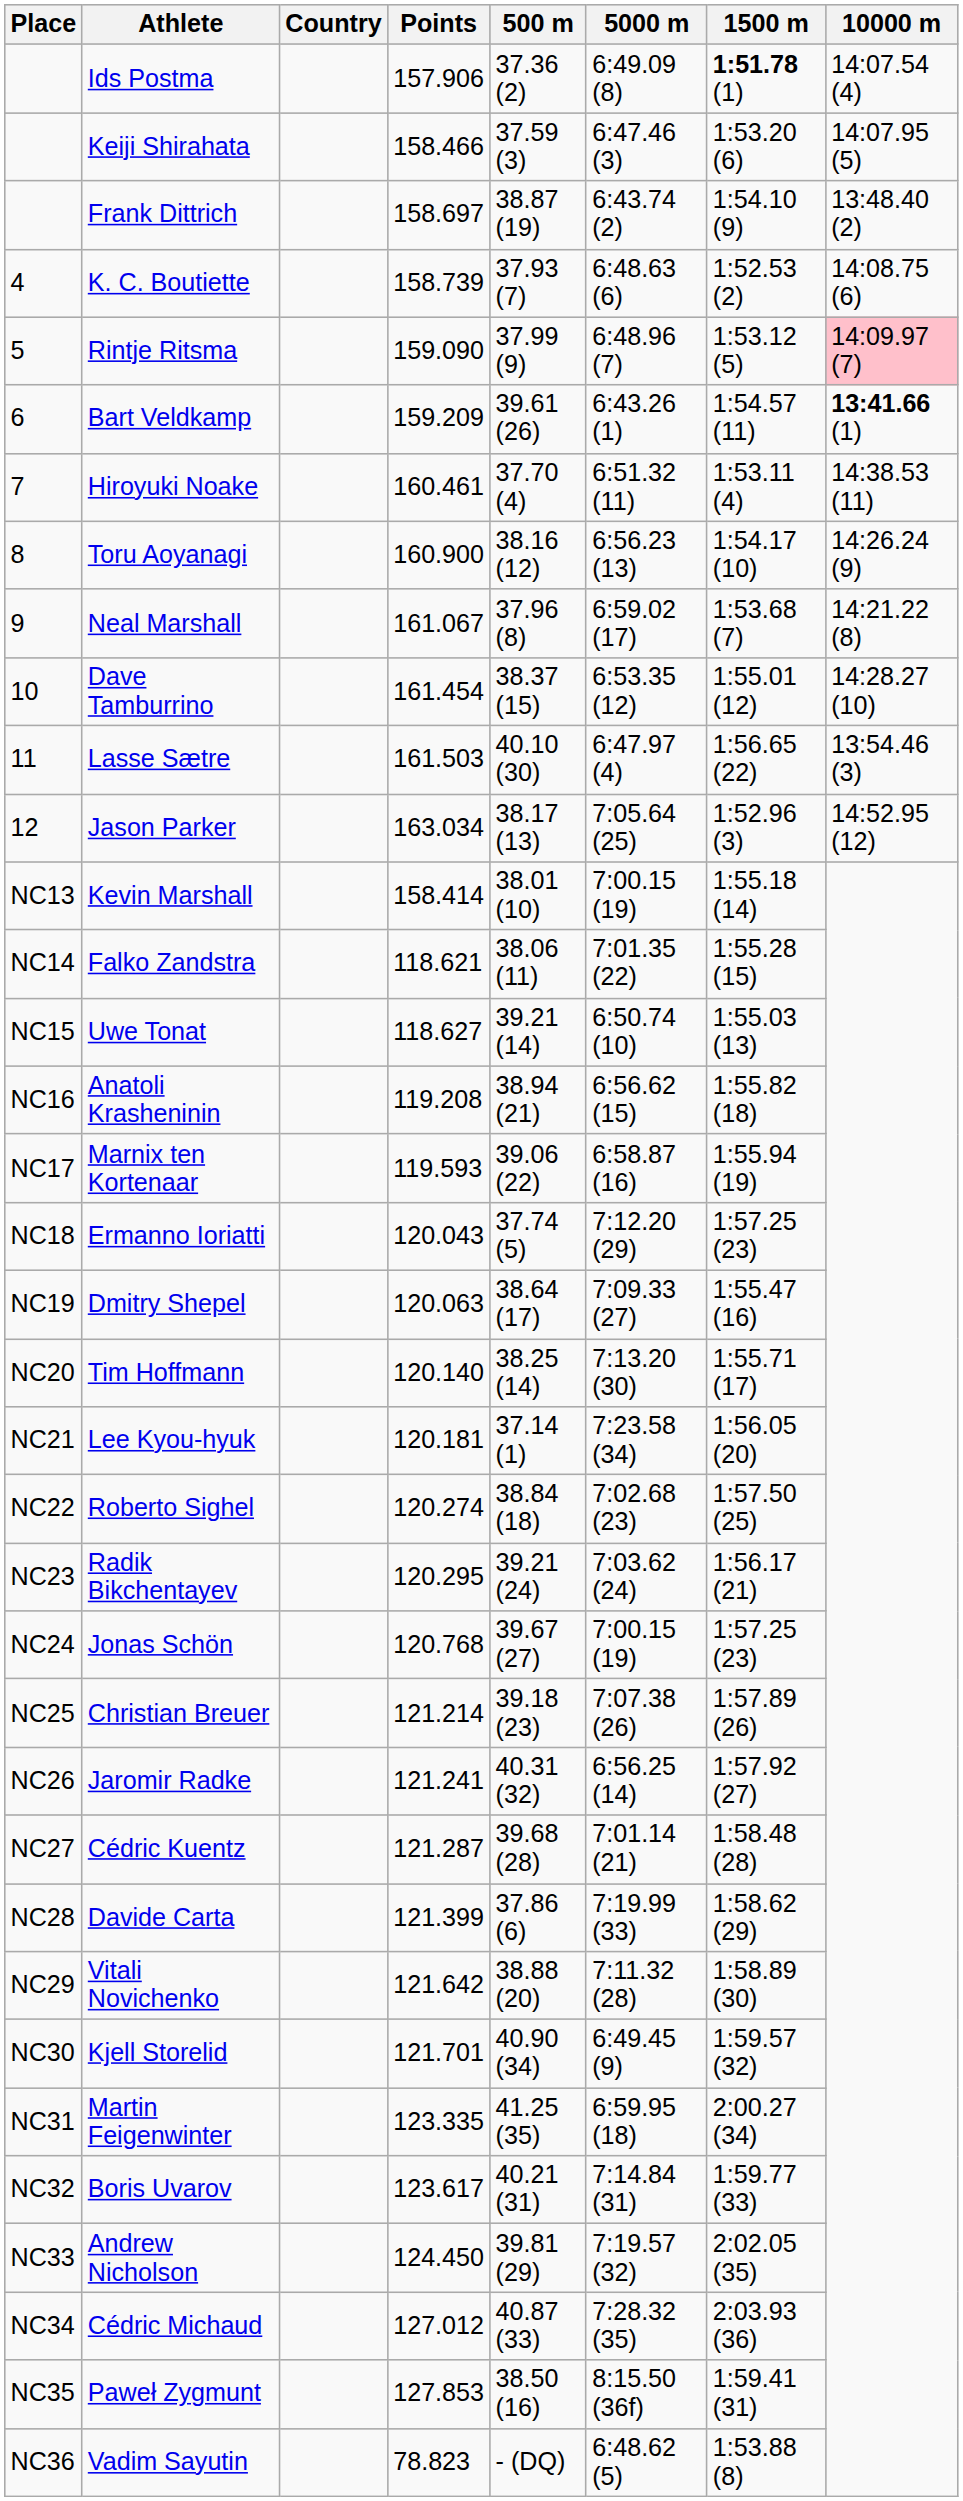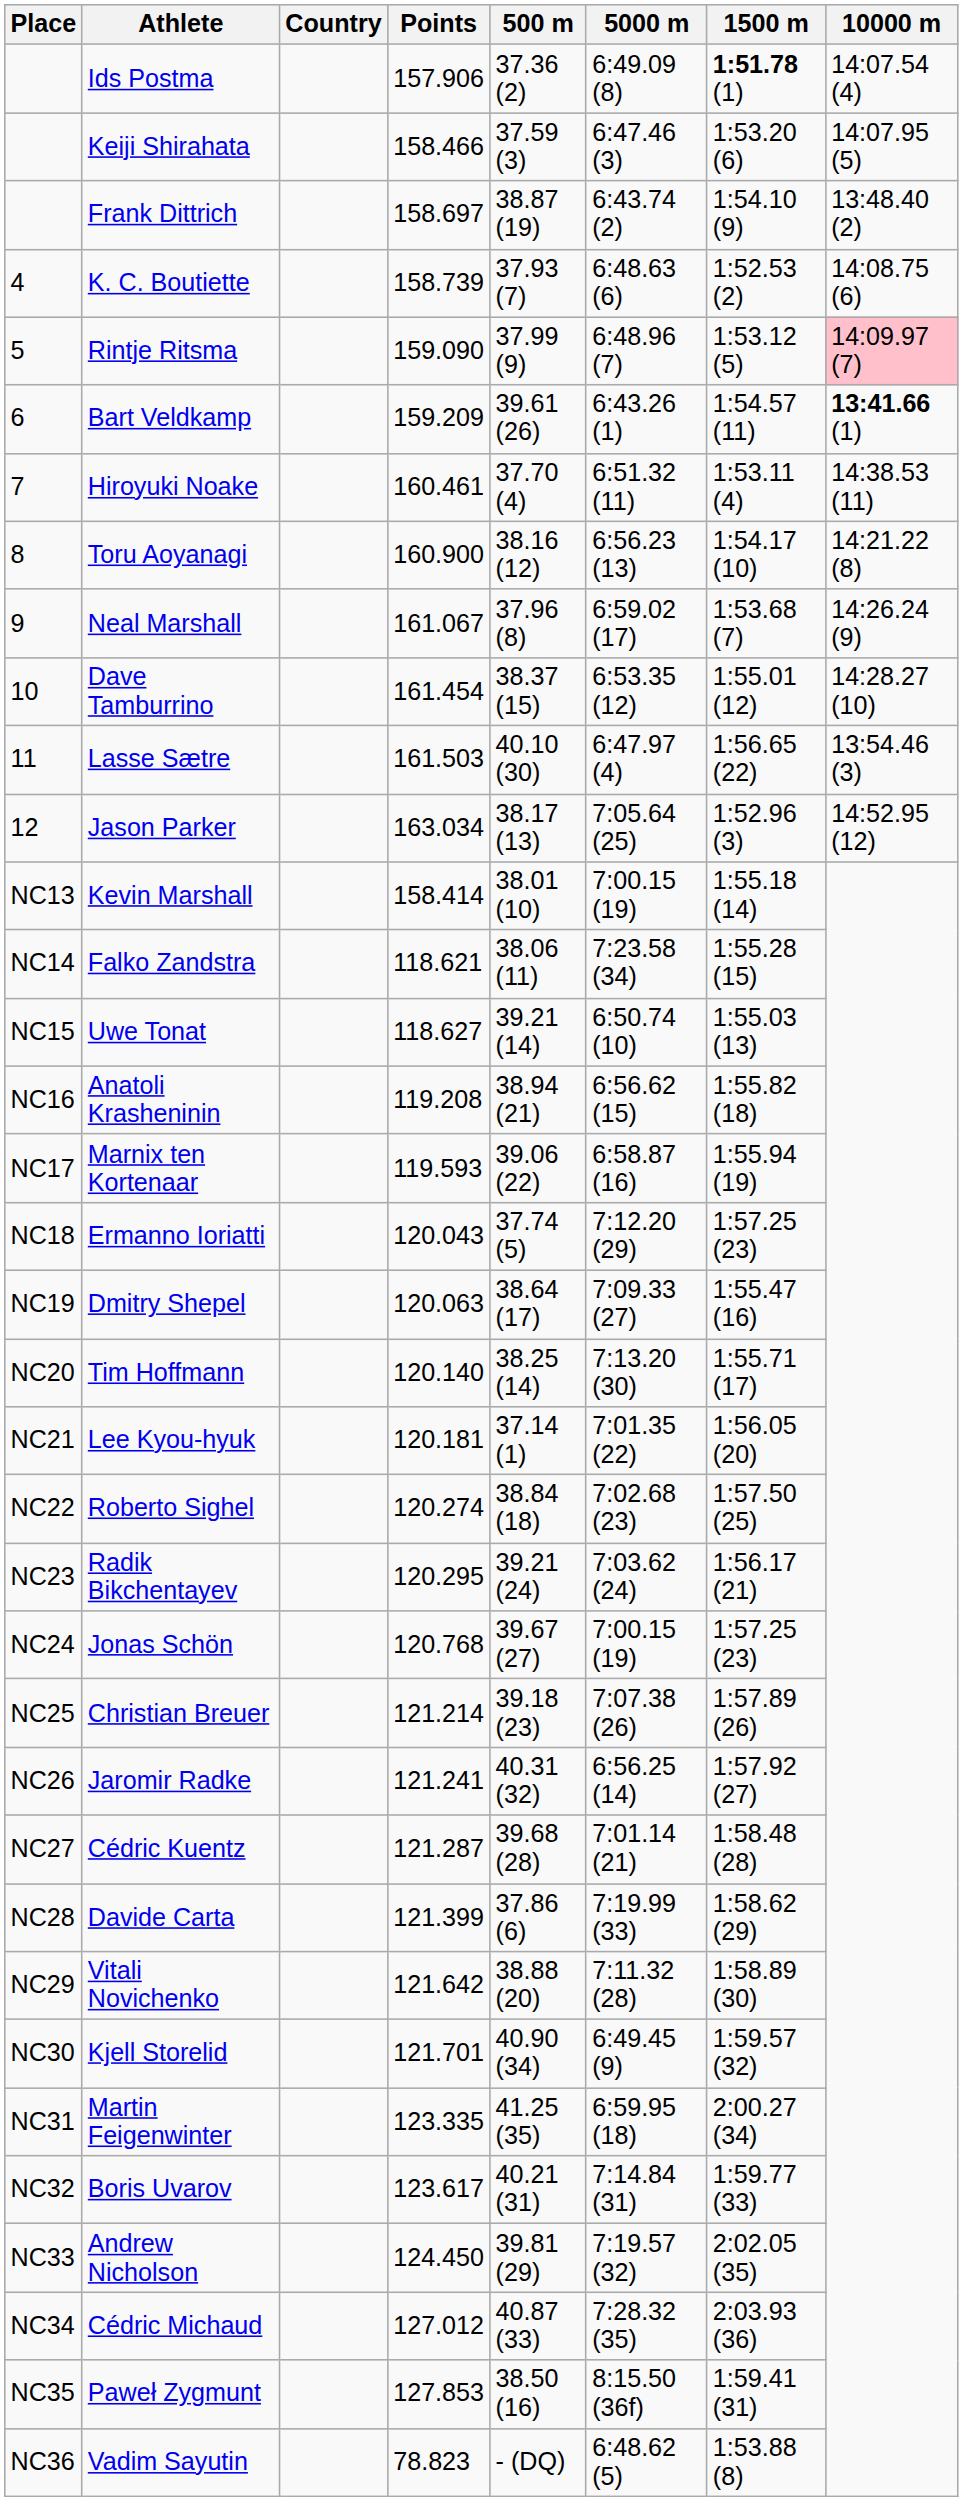(880, 555) 14:26.24 (9) -> (880, 555) 14:21.22 (8)
(880, 623) 14:21.22 (8) -> (880, 623) 14:26.24 (9)
(634, 963) 7:01.35 (22) -> (634, 963) 7:23.58 (34)
(634, 1440) 7:23.58 (34) -> (634, 1440) 7:01.35 (22)
